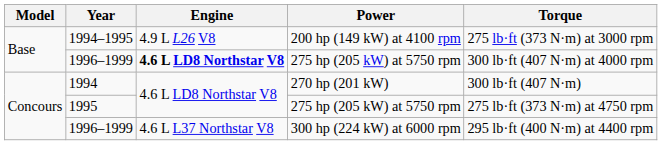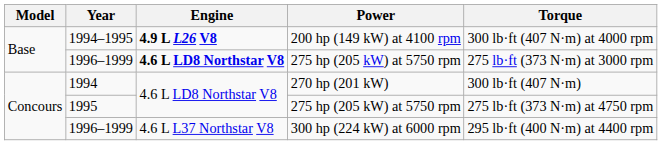(178, 38) normal -> (178, 38) bold
(560, 38) 275 lb·ft (373 N·m) at 3000 rpm -> (560, 38) 300 lb·ft (407 N·m) at 4000 rpm
(560, 60) 300 lb·ft (407 N·m) at 4000 rpm -> (560, 60) 275 lb·ft (373 N·m) at 3000 rpm
